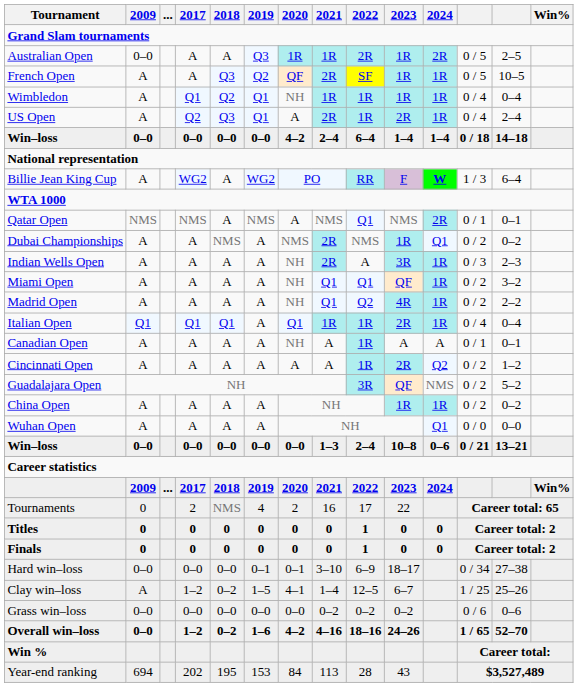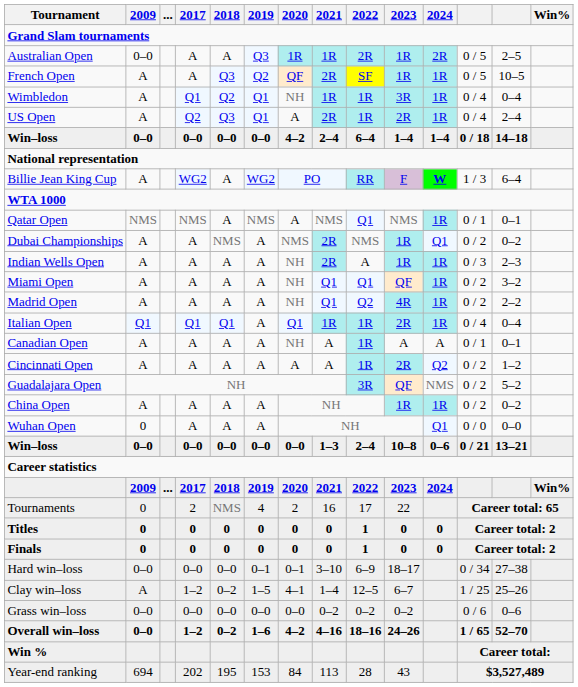(404, 96) 1R -> (404, 96) 3R
(440, 220) 2R -> (440, 220) 1R
(404, 261) 3R -> (404, 261) 1R
(143, 425) A -> (143, 425) 0
